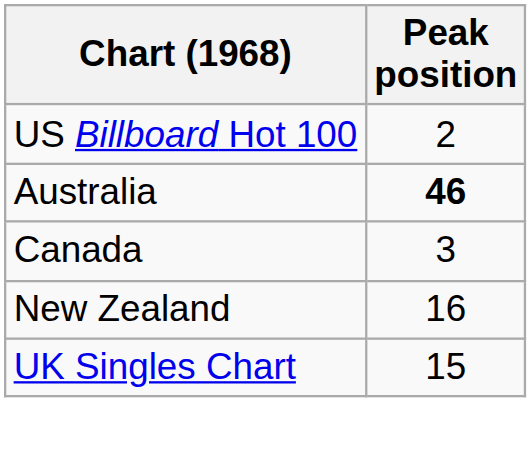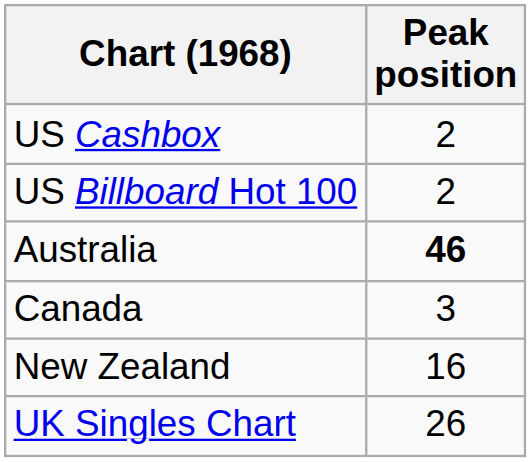+ row: (117, 133)
(446, 366) 15 -> (446, 425) 26
